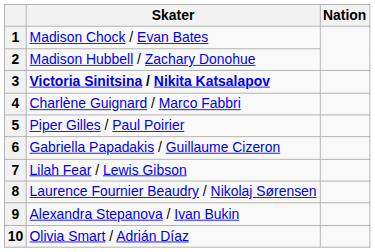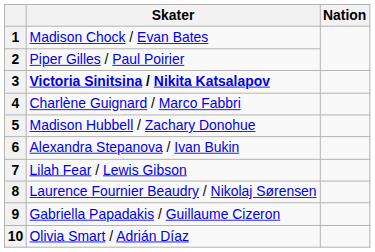(143, 59) Madison Hubbell / Zachary Donohue -> (107, 59) Piper Gilles / Paul Poirier
(107, 125) Piper Gilles / Paul Poirier -> (143, 125) Madison Hubbell / Zachary Donohue
(155, 147) Gabriella Papadakis / Guillaume Cizeron -> (134, 147) Alexandra Stepanova / Ivan Bukin
(134, 214) Alexandra Stepanova / Ivan Bukin -> (155, 214) Gabriella Papadakis / Guillaume Cizeron
